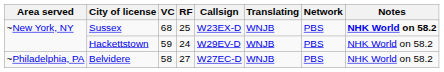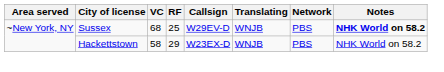(219, 28) W23EX-D -> (208, 28) W29EV-D
(166, 43) 59 -> (156, 43) 58
(185, 43) 24 -> (174, 43) 29
(219, 43) W29EV-D -> (208, 43) W23EX-D
- row: (110, 59)
